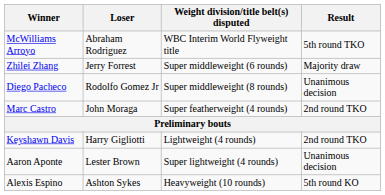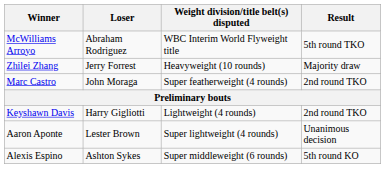(225, 66) Super middleweight (6 rounds) -> (214, 66) Heavyweight (10 rounds)
- row: (36, 87)
(214, 182) Heavyweight (10 rounds) -> (225, 155) Super middleweight (6 rounds)
